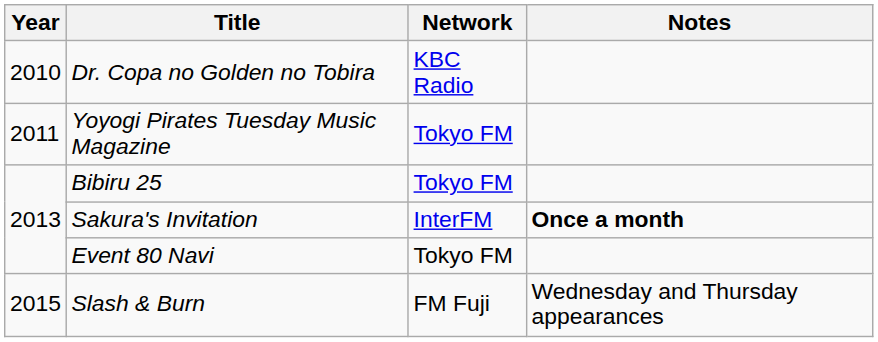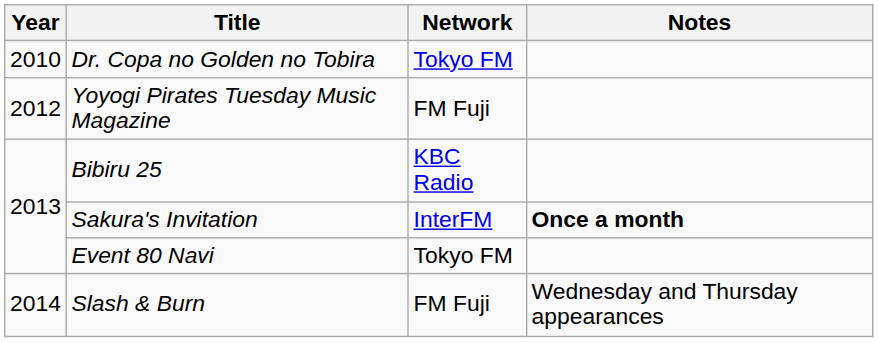(443, 71) KBC Radio -> (463, 58) Tokyo FM
(35, 133) 2011 -> (35, 108) 2012
(463, 133) Tokyo FM -> (452, 108) FM Fuji
(463, 182) Tokyo FM -> (443, 170) KBC Radio
(35, 304) 2015 -> (35, 304) 2014
